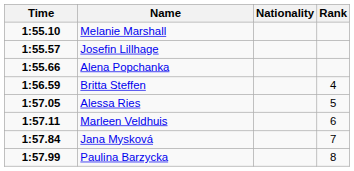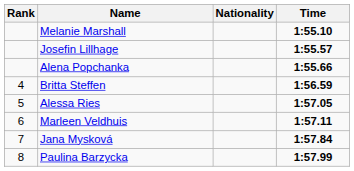columns swapped: (333, 13) <-> (41, 13)
